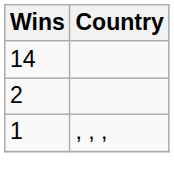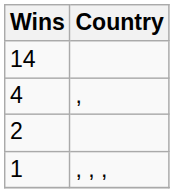+ row: (16, 95)
